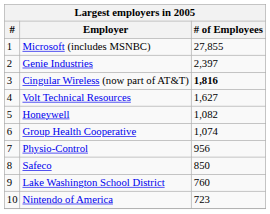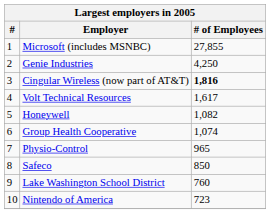(206, 64) 2,397 -> (206, 64) 4,250
(206, 98) 1,627 -> (206, 98) 1,617
(202, 149) 956 -> (202, 149) 965
